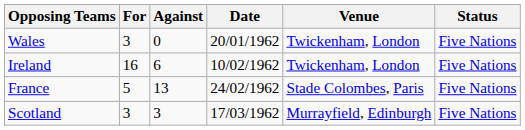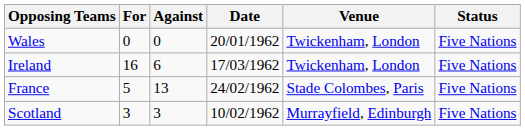(127, 40) 3 -> (127, 40) 0
(245, 64) 10/02/1962 -> (245, 64) 17/03/1962
(245, 112) 17/03/1962 -> (245, 112) 10/02/1962
